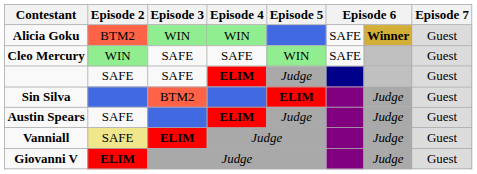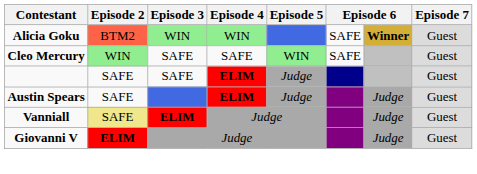- row: (46, 96)
